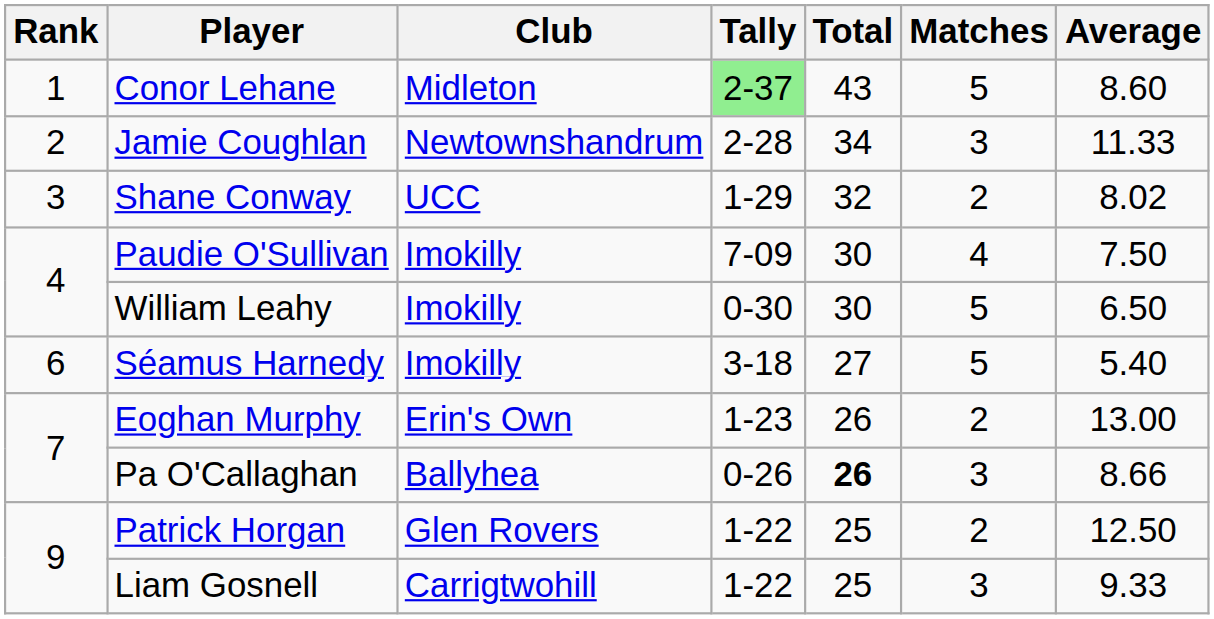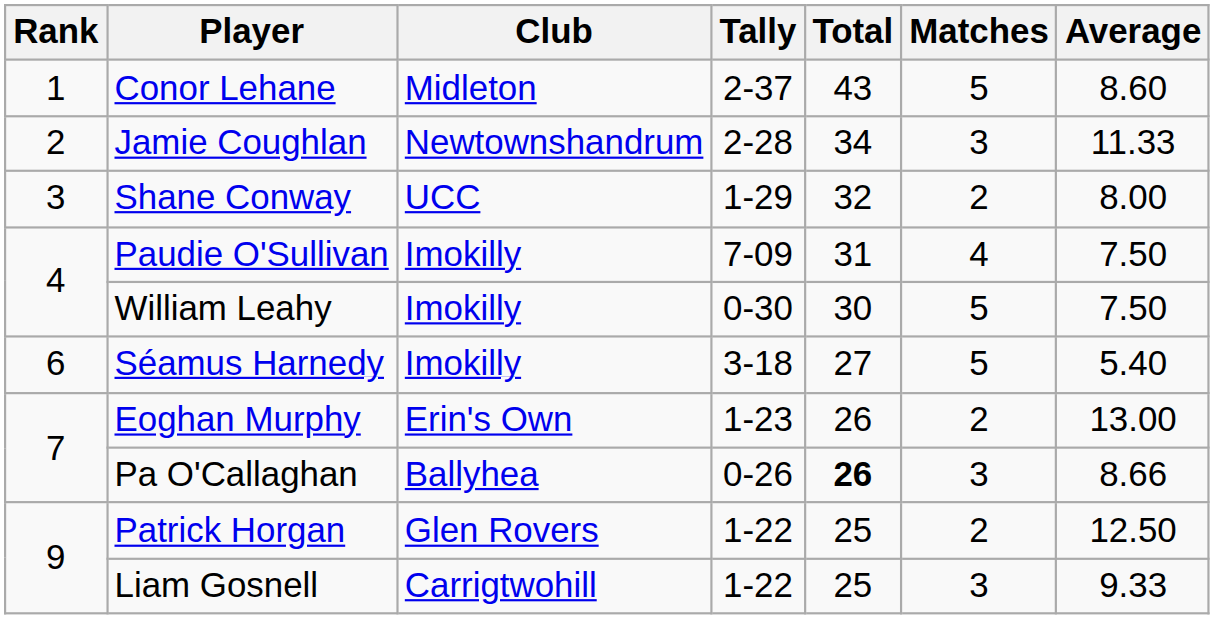(758, 87) lightgreen background -> (758, 87) no background
(1133, 198) 8.02 -> (1133, 198) 8.00
(853, 253) 30 -> (853, 253) 31
(1133, 308) 6.50 -> (1133, 308) 7.50
